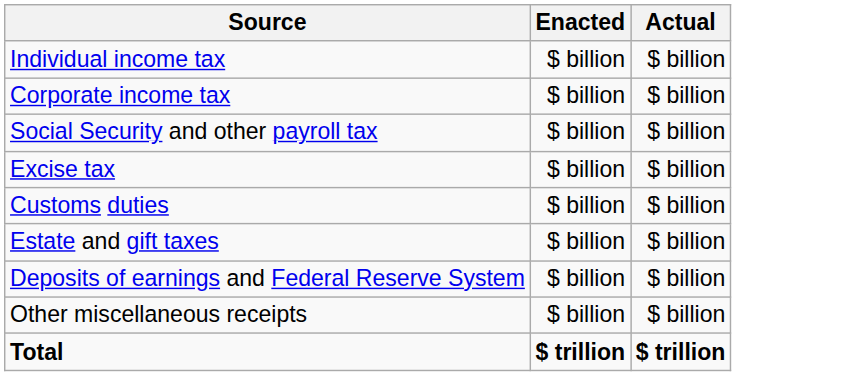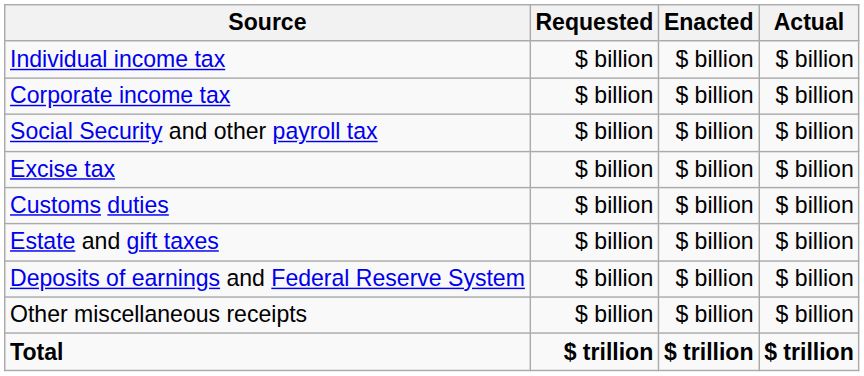+ column: (594, 22)
